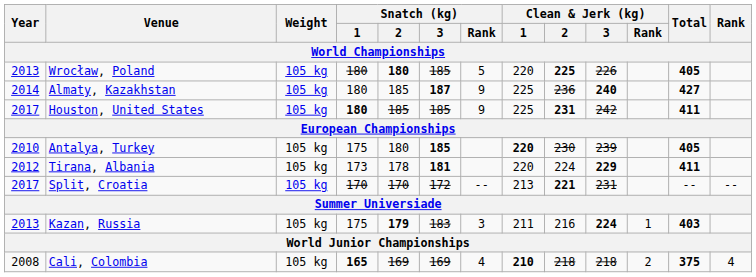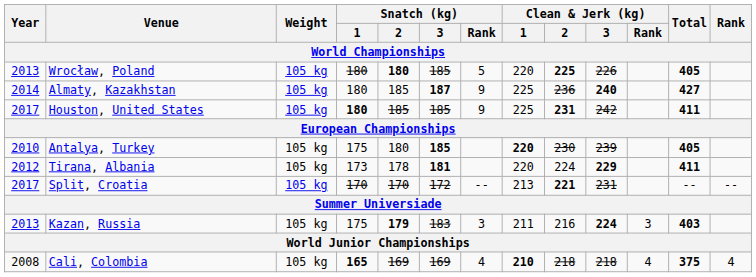(648, 224) 1 -> (648, 224) 3
(648, 262) 2 -> (648, 262) 4
